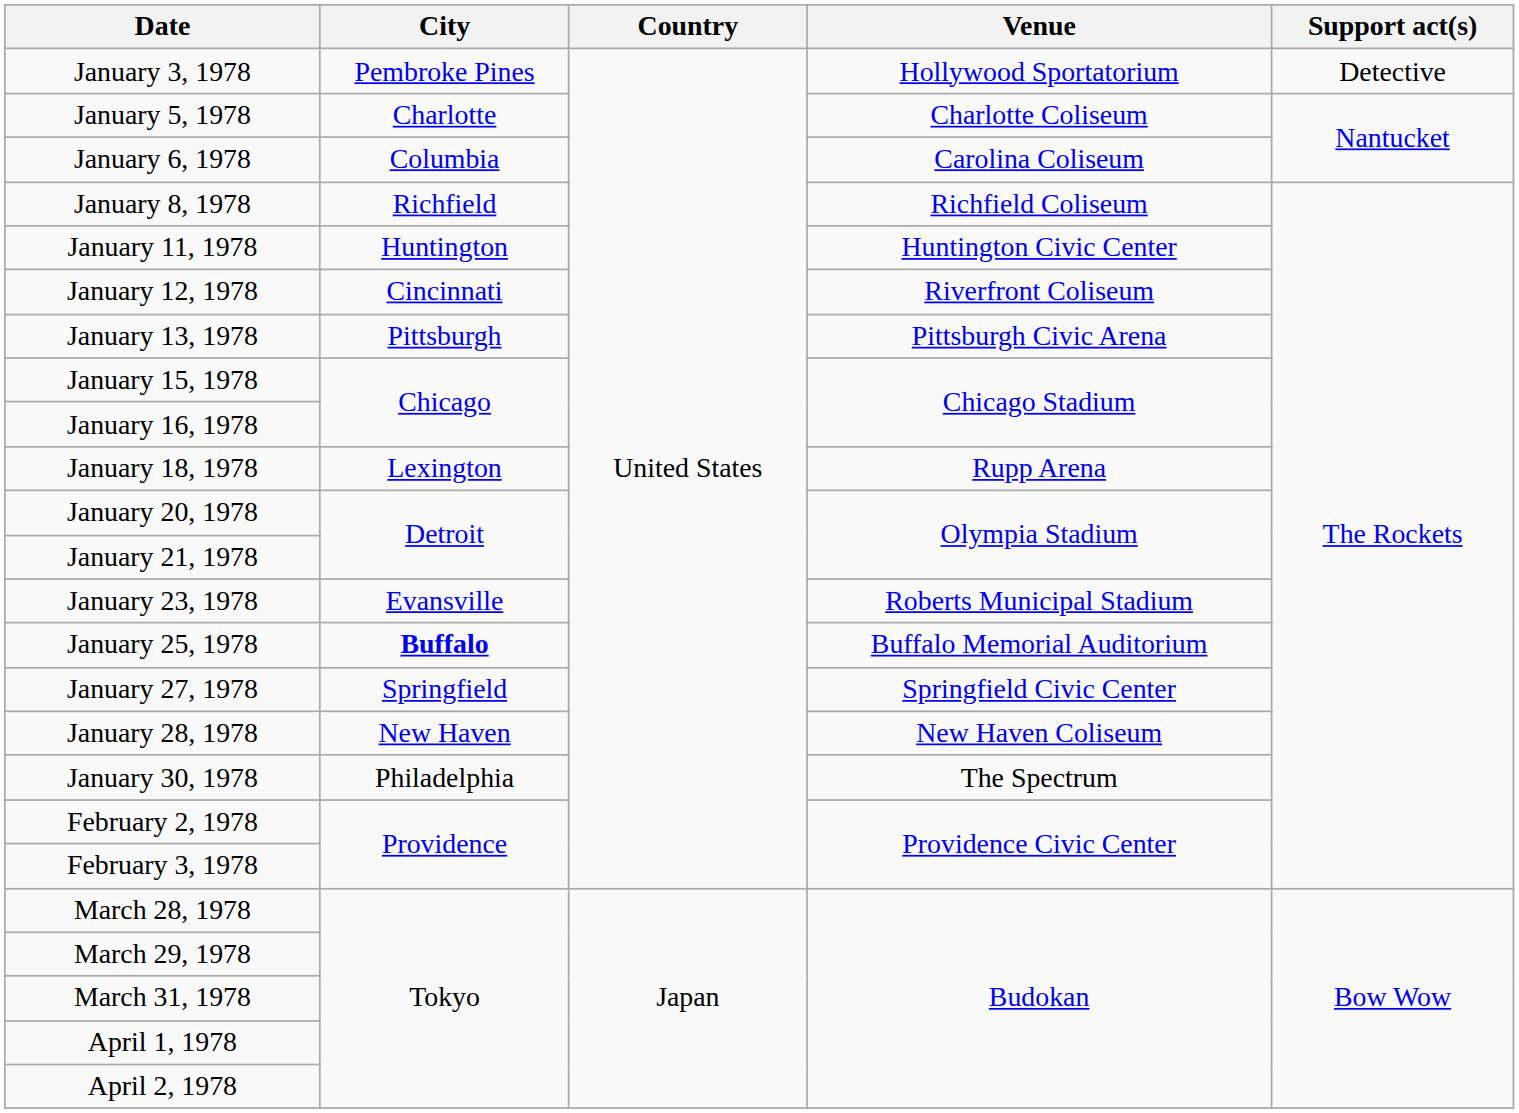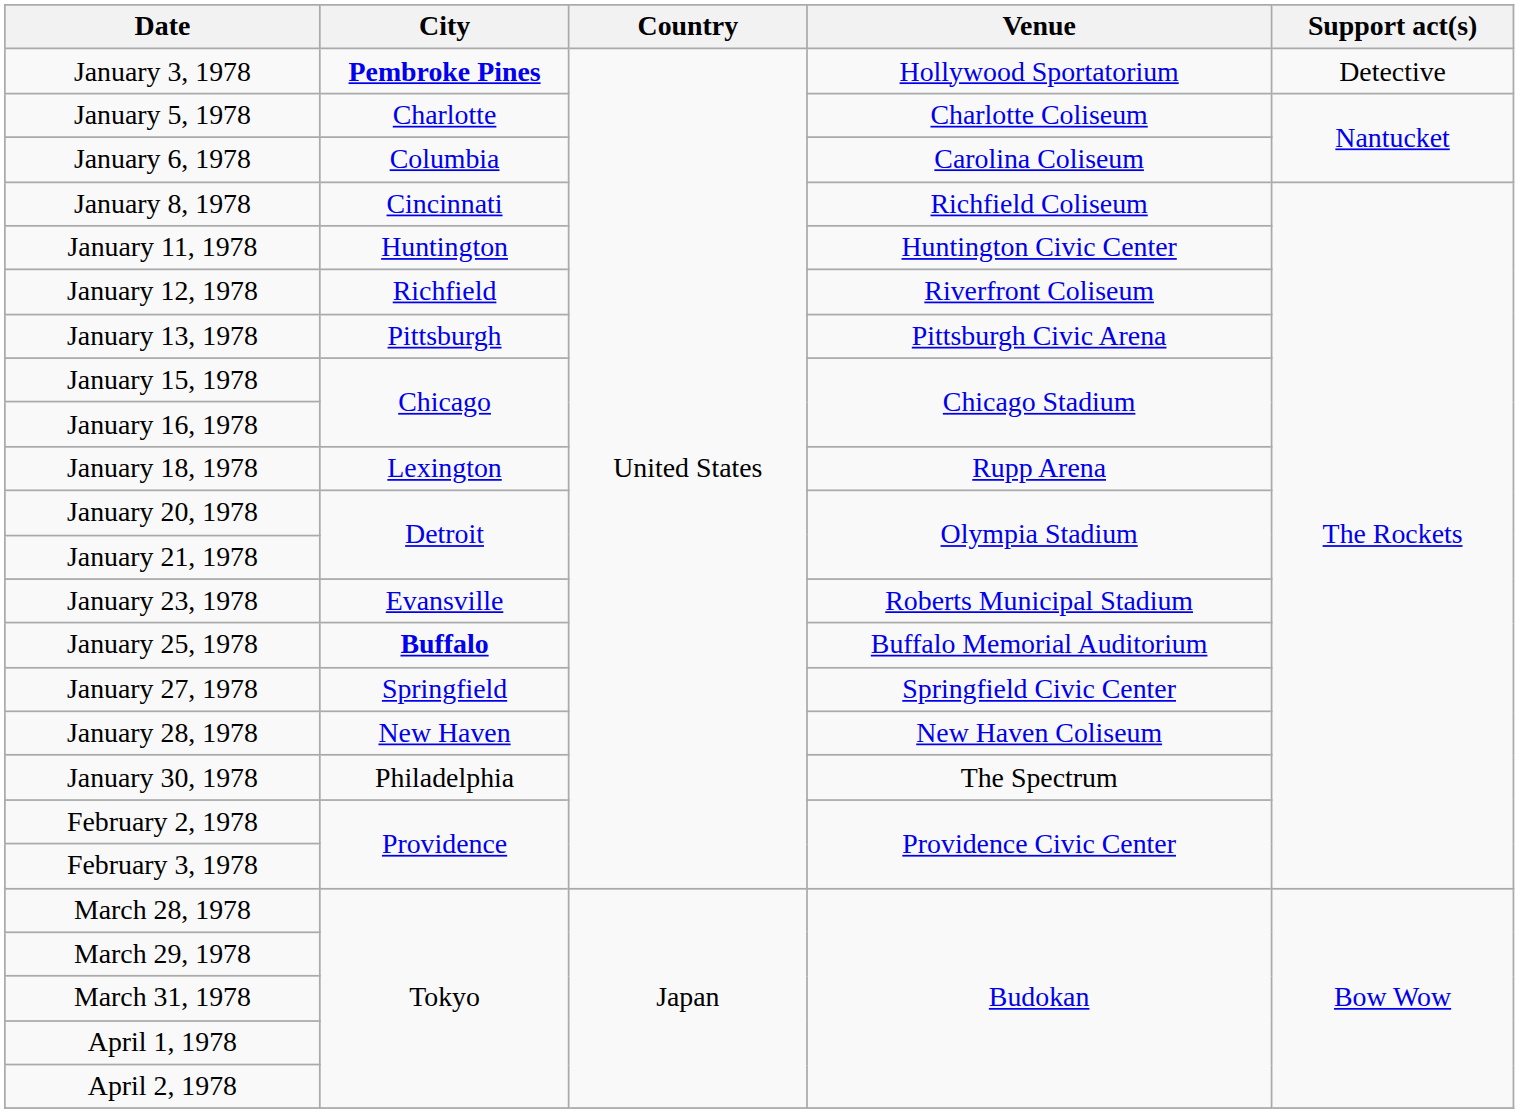(445, 70) normal -> (445, 70) bold
(445, 203) Richfield -> (445, 203) Cincinnati
(445, 291) Cincinnati -> (445, 291) Richfield
